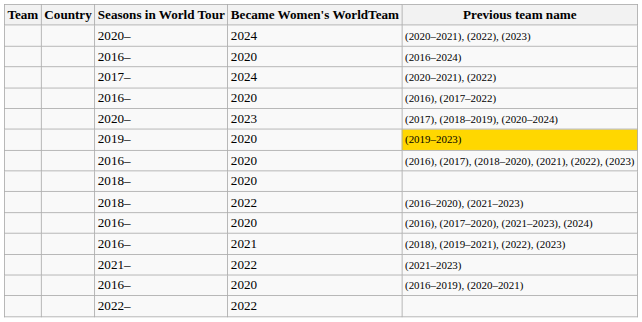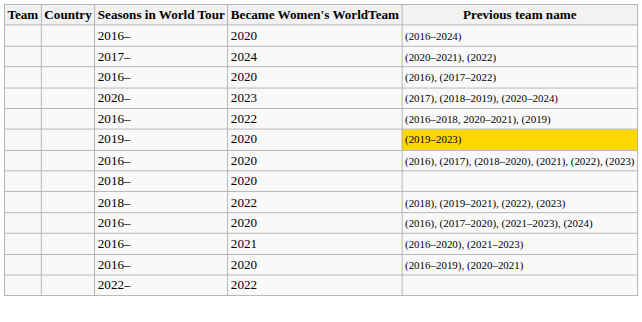- row: (114, 35)
+ row: (114, 118)
(464, 202) (2016–2020), (2021–2023) -> (485, 202) (2018), (2019–2021), (2022), (2023)
(485, 244) (2018), (2019–2021), (2022), (2023) -> (464, 244) (2016–2020), (2021–2023)
- row: (114, 264)
